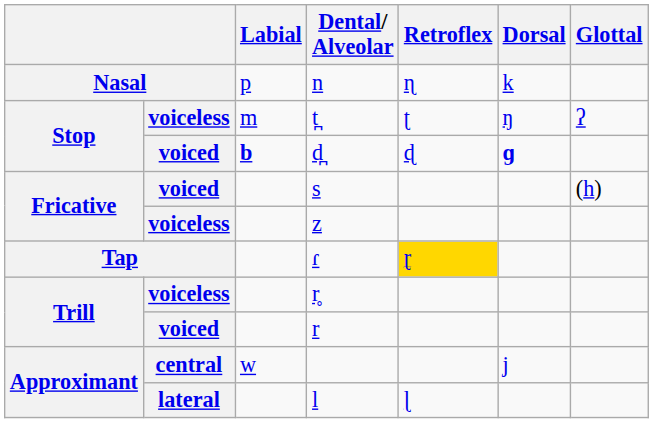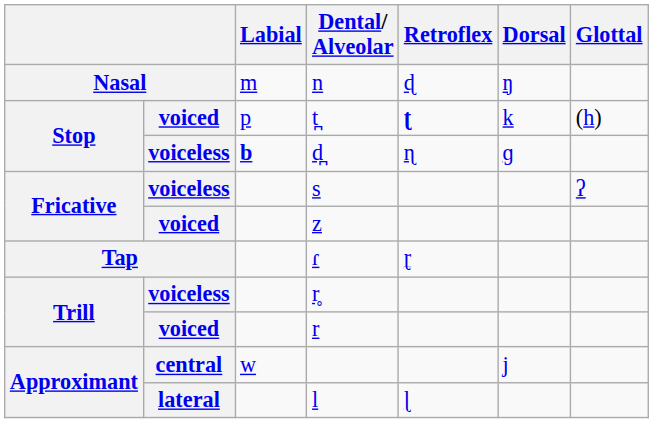(246, 82) p -> (249, 82) m
(409, 82) ɳ -> (409, 82) ɖ
(508, 82) k -> (508, 82) ŋ
(189, 117) voiceless -> (189, 117) voiced
(249, 117) m -> (246, 117) p
(407, 117) normal -> (408, 117) bold
(508, 117) ŋ -> (508, 117) k
(581, 117) ʔ -> (589, 117) (h)
(189, 152) voiced -> (189, 152) voiceless
(409, 152) ɖ -> (409, 152) ɳ
(509, 152) bold -> (508, 152) normal
(189, 188) voiced -> (189, 188) voiceless
(589, 188) (h) -> (581, 188) ʔ
(189, 223) voiceless -> (189, 223) voiced
(408, 258) gold background -> (408, 258) no background
